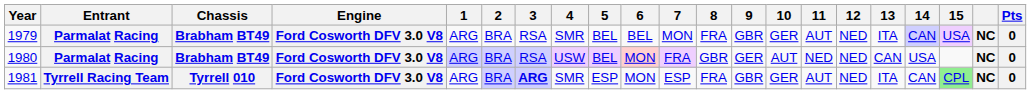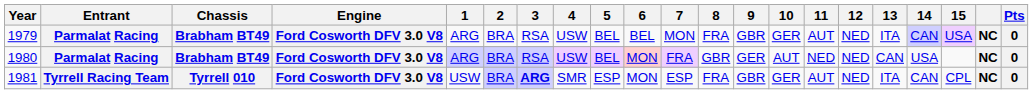(570, 36) SMR -> (572, 36) USW
(464, 78) ARG -> (465, 78) USW
(956, 78) lightgreen background -> (958, 78) no background
